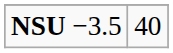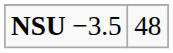(148, 26) 40 -> (148, 26) 48
